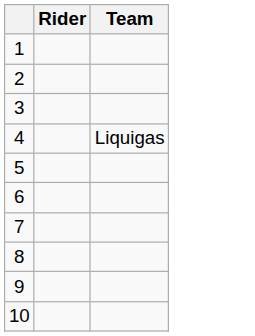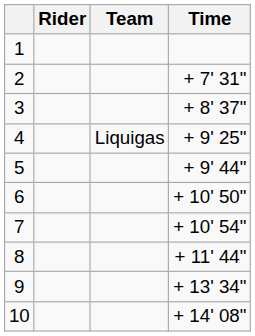+ column: (210, 19)
